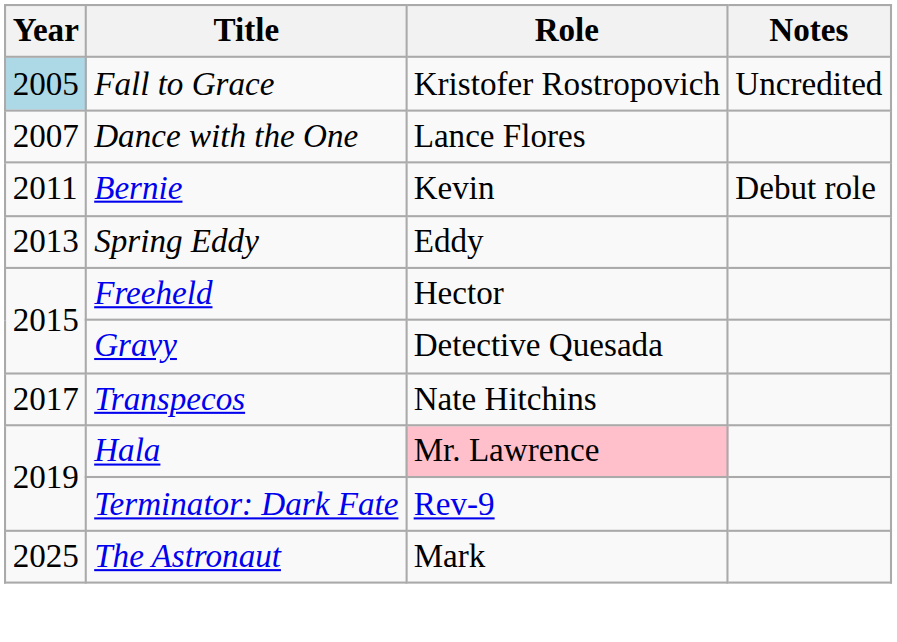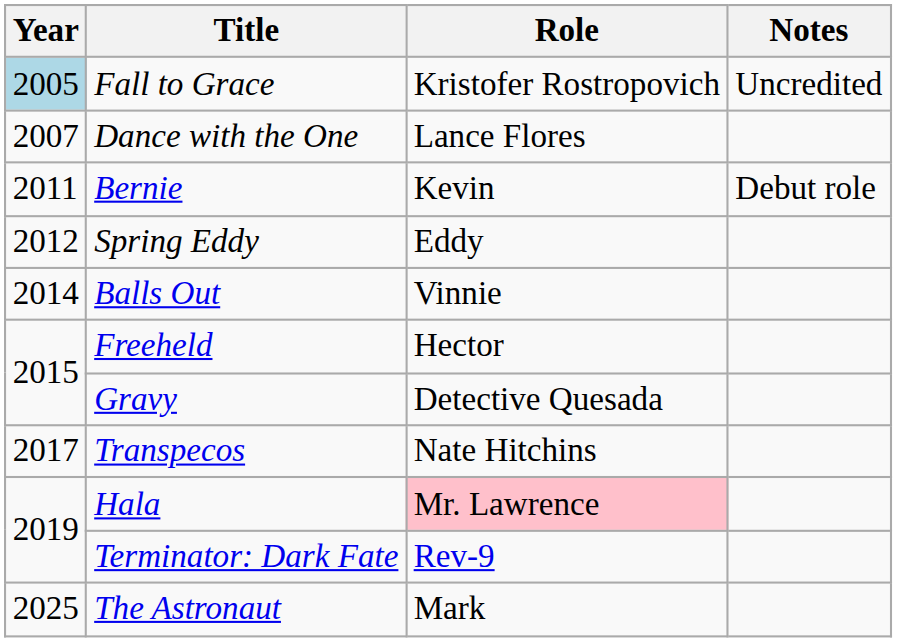(46, 240) 2013 -> (46, 240) 2012
+ row: (157, 293)
